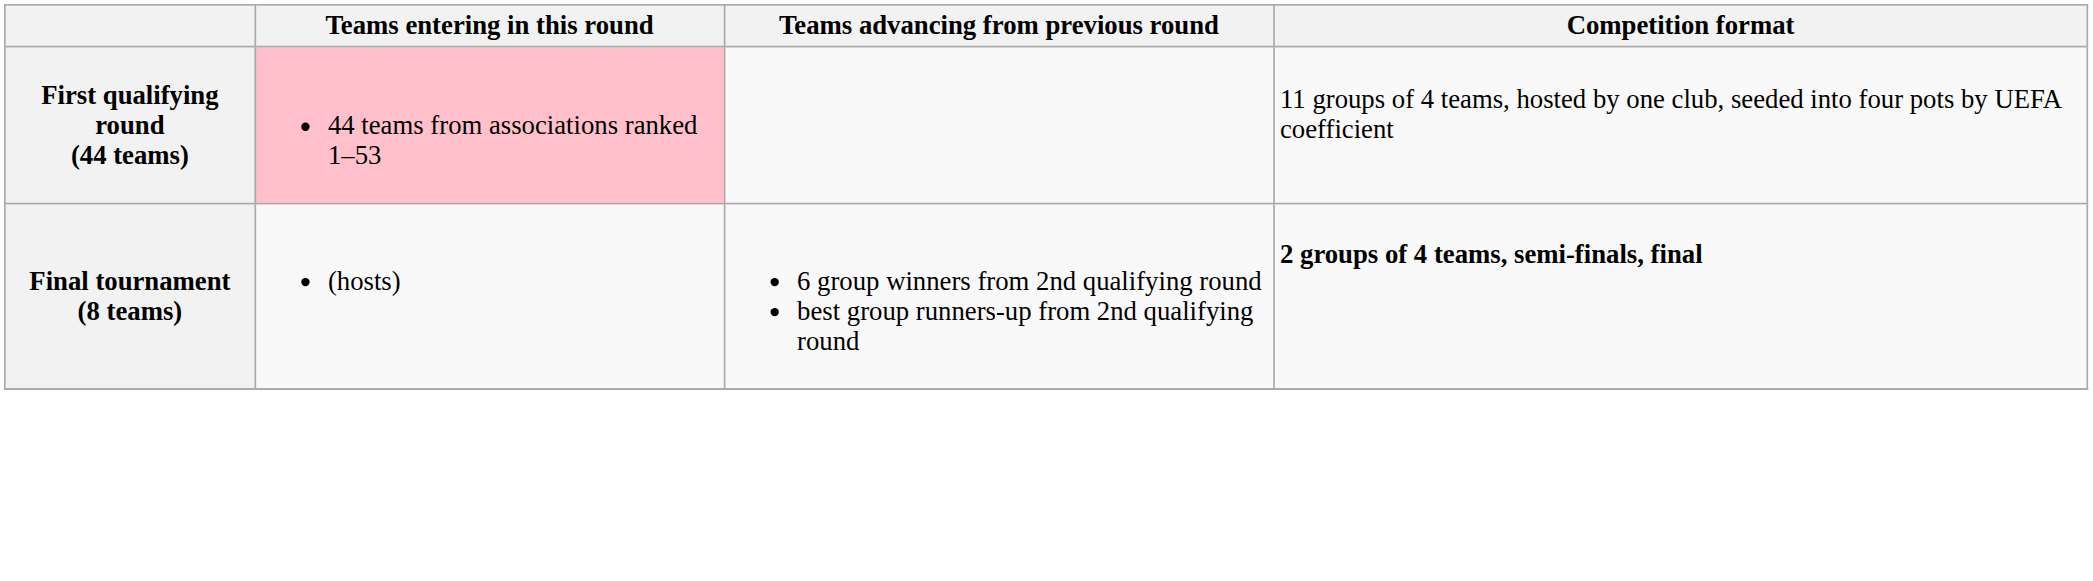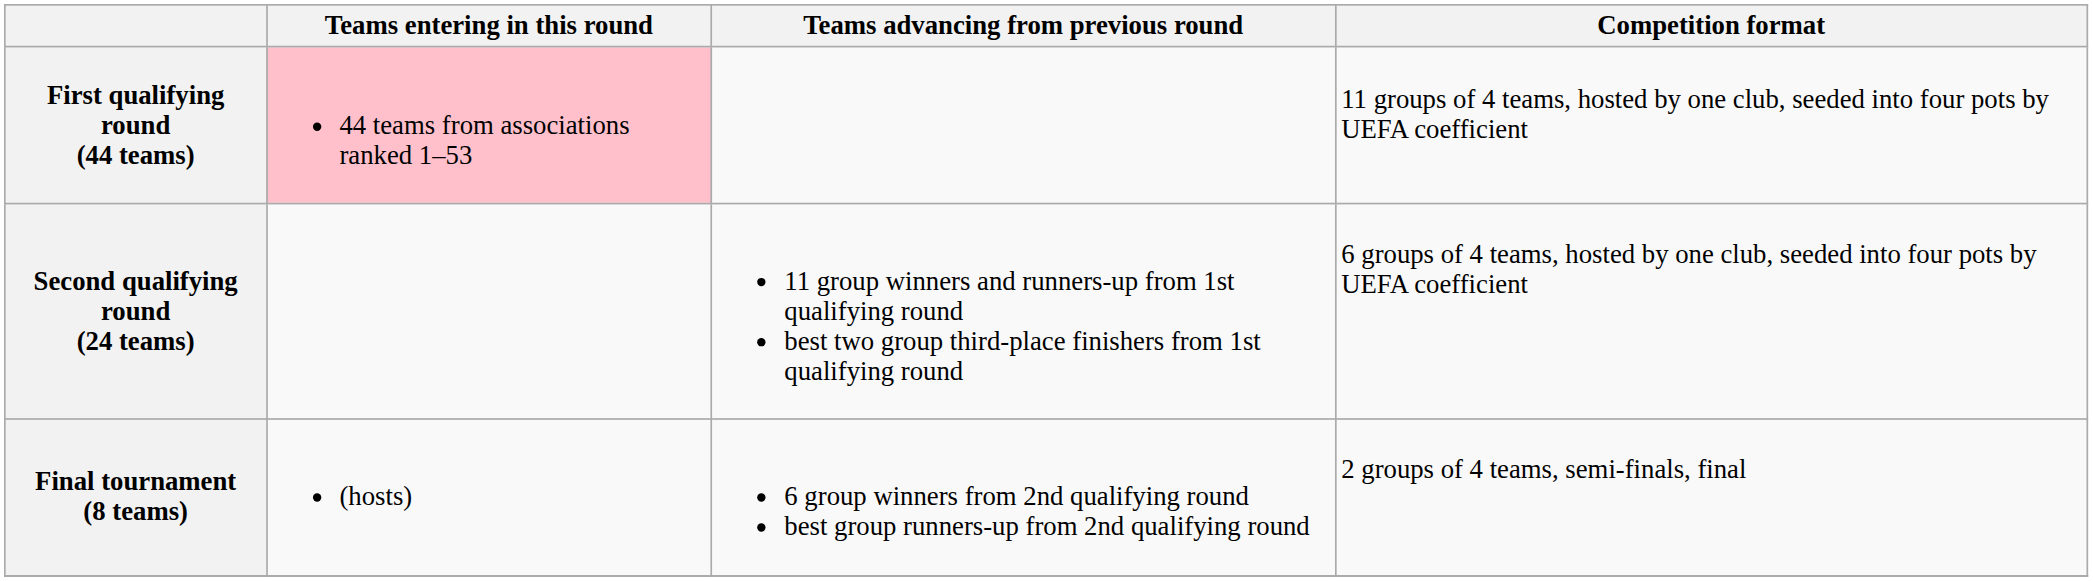+ row: (136, 310)
(1491, 254) bold -> (1544, 470) normal
